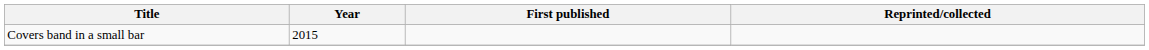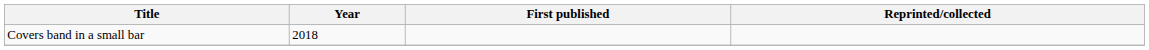(305, 34) 2015 -> (305, 34) 2018
